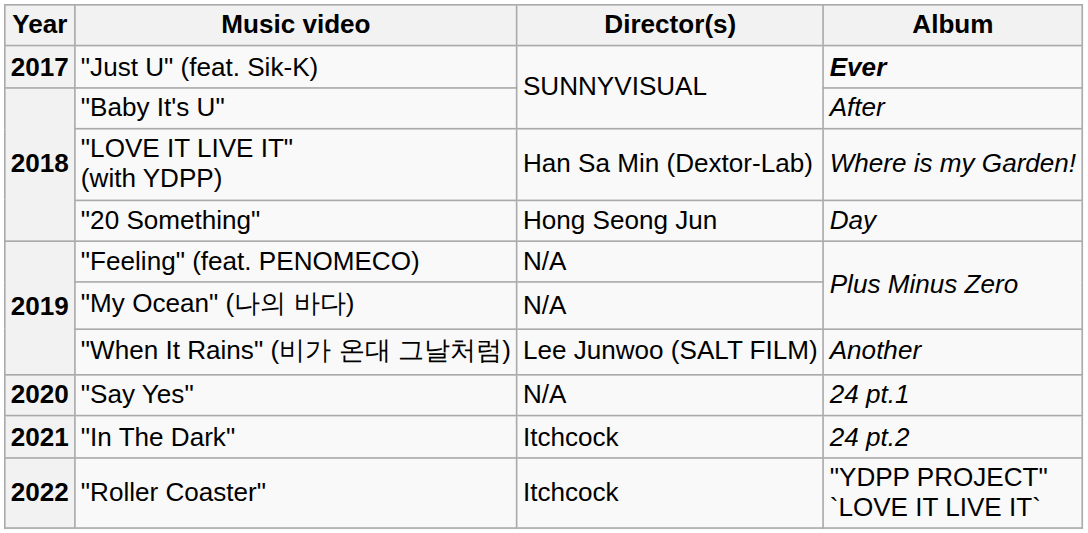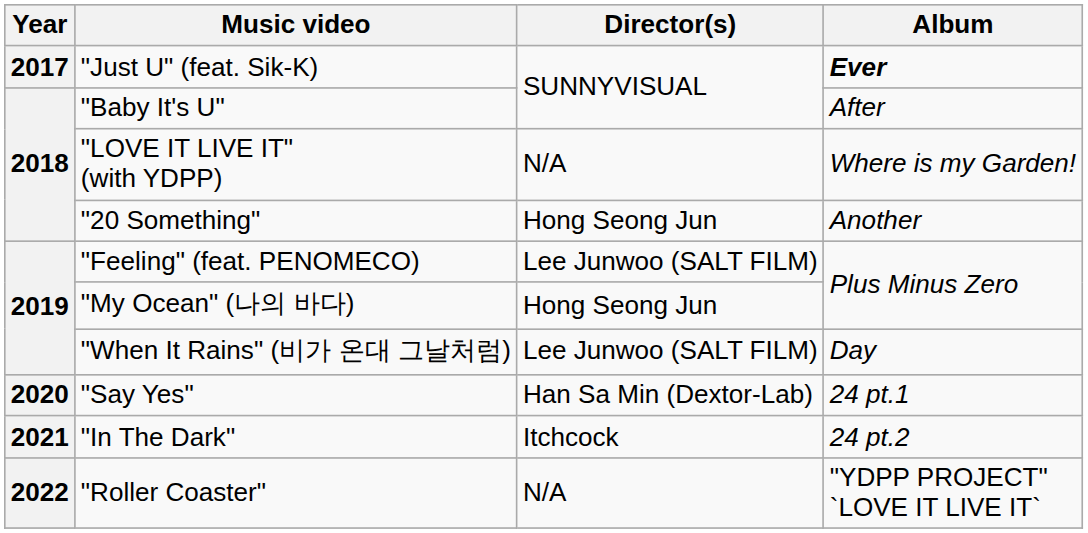(668, 163) Han Sa Min (Dextor-Lab) -> (545, 163) N/A
(853, 219) Day -> (875, 219) Another
(545, 261) N/A -> (670, 261) Lee Junwoo (SALT FILM)
(545, 305) N/A -> (620, 305) Hong Seong Jun
(875, 351) Another -> (853, 351) Day
(545, 395) N/A -> (668, 395) Han Sa Min (Dextor-Lab)
(571, 492) Itchcock -> (545, 492) N/A
